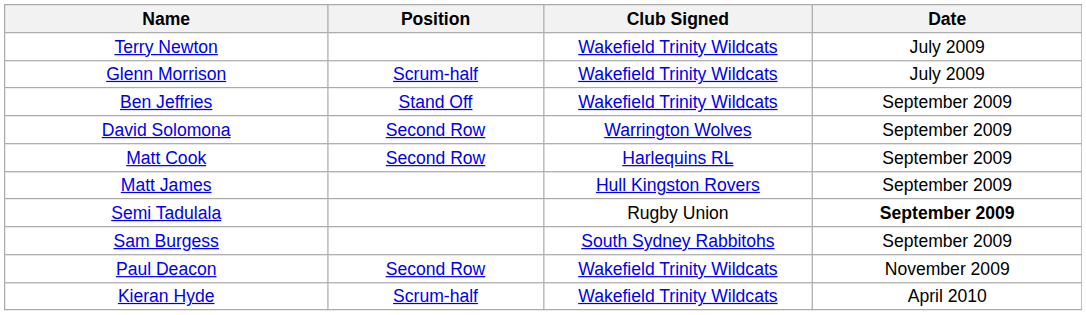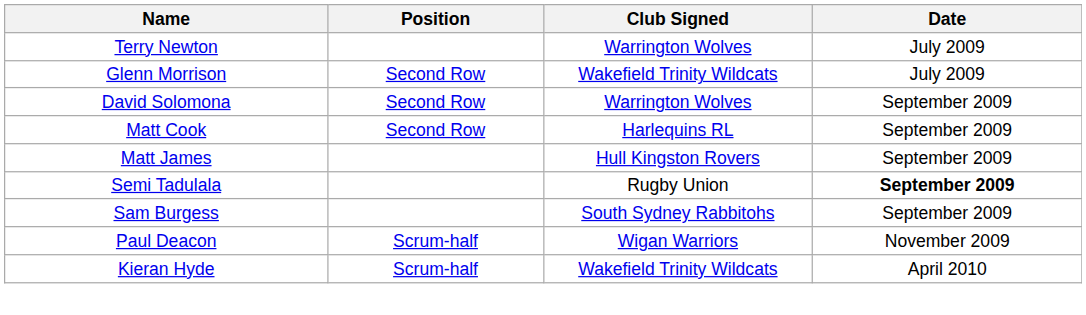(678, 47) Wakefield Trinity Wildcats -> (678, 47) Warrington Wolves
(436, 74) Scrum-half -> (436, 74) Second Row
- row: (166, 102)
(436, 269) Second Row -> (436, 241) Scrum-half
(678, 269) Wakefield Trinity Wildcats -> (678, 241) Wigan Warriors
